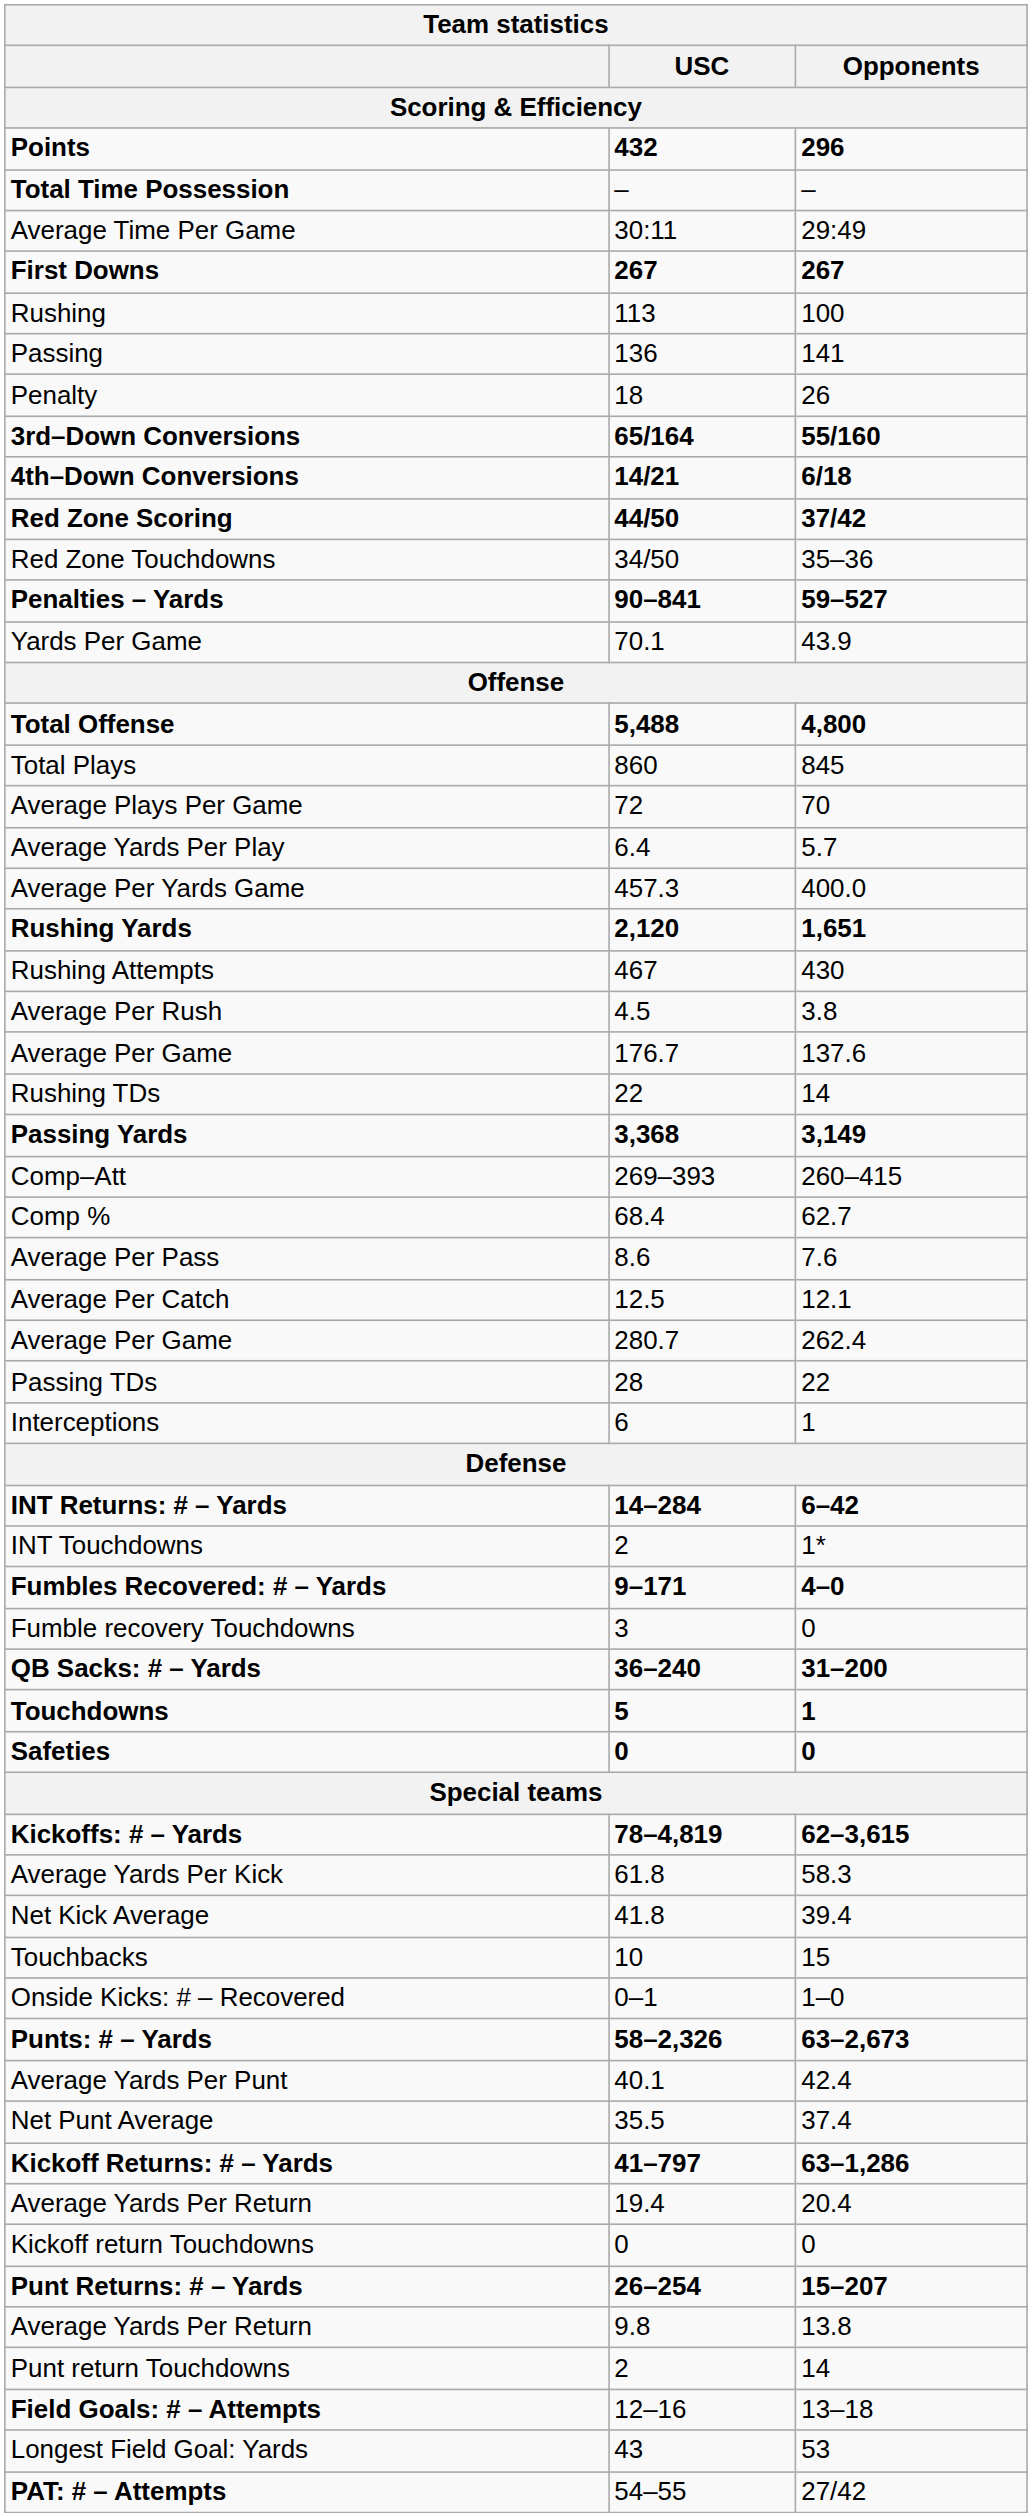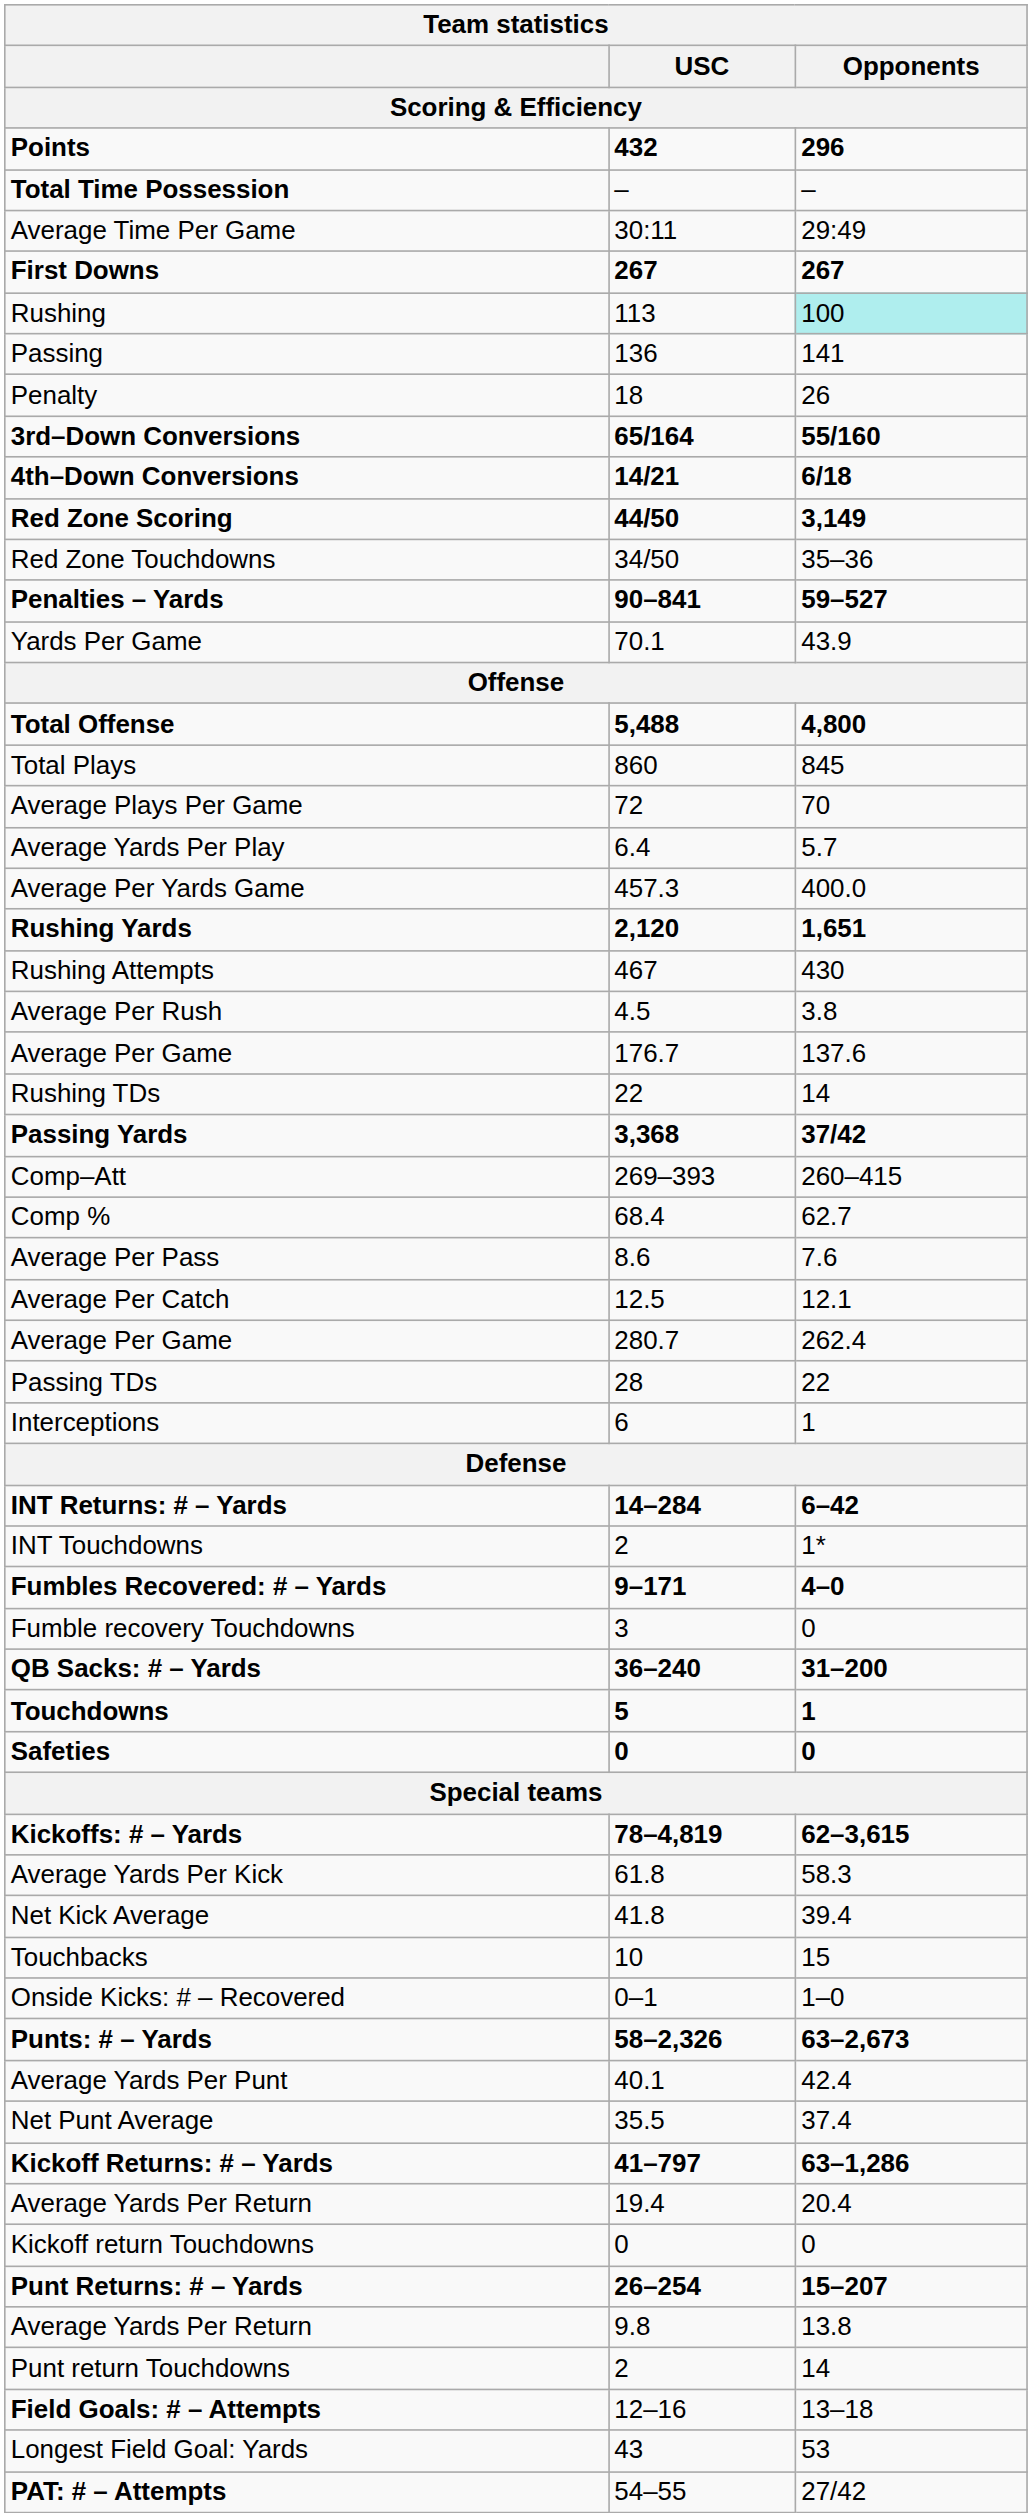(823, 312) no background -> (823, 312) paleturquoise background
(834, 518) 37/42 -> (834, 518) 3,149
(834, 1134) 3,149 -> (834, 1134) 37/42
